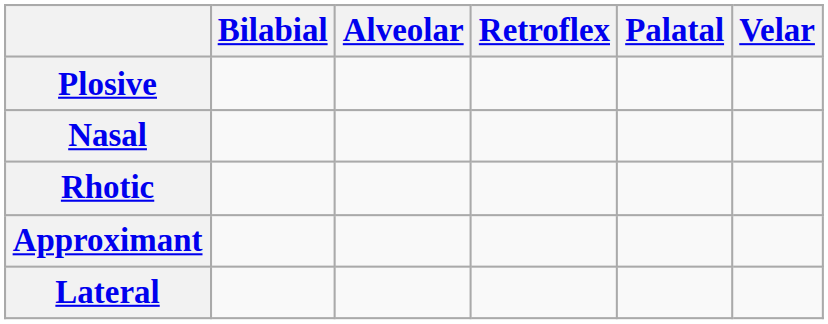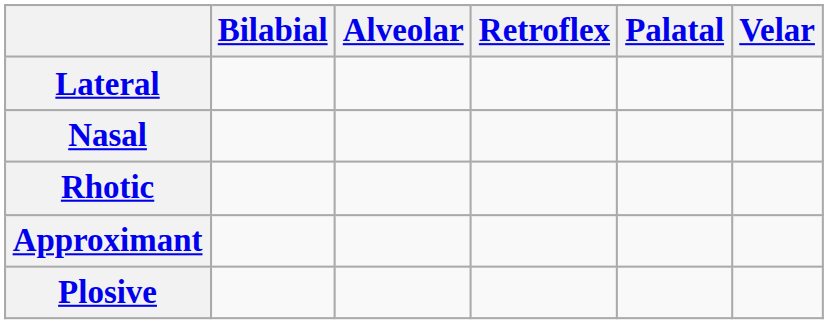rows swapped: (108, 82) <-> (108, 291)
